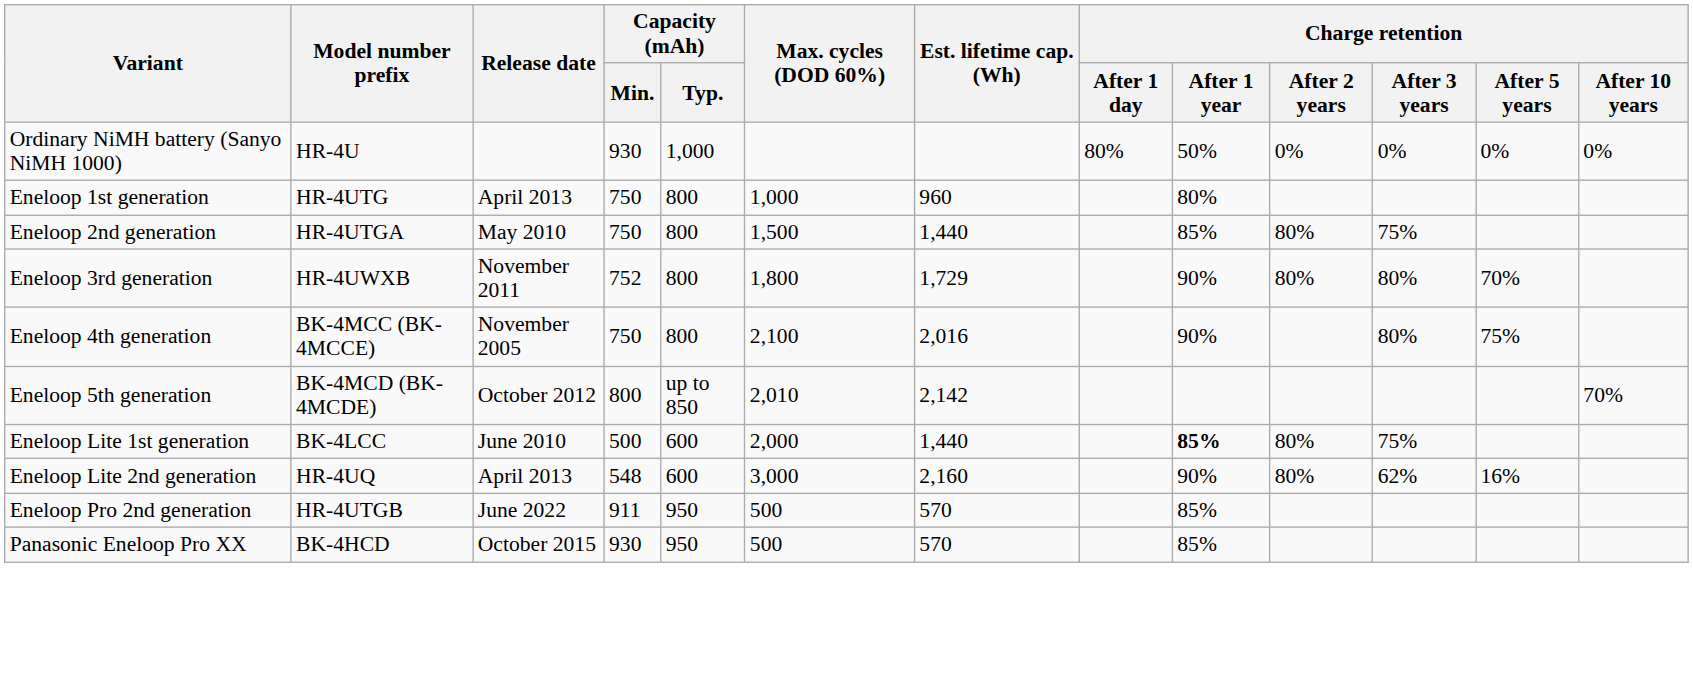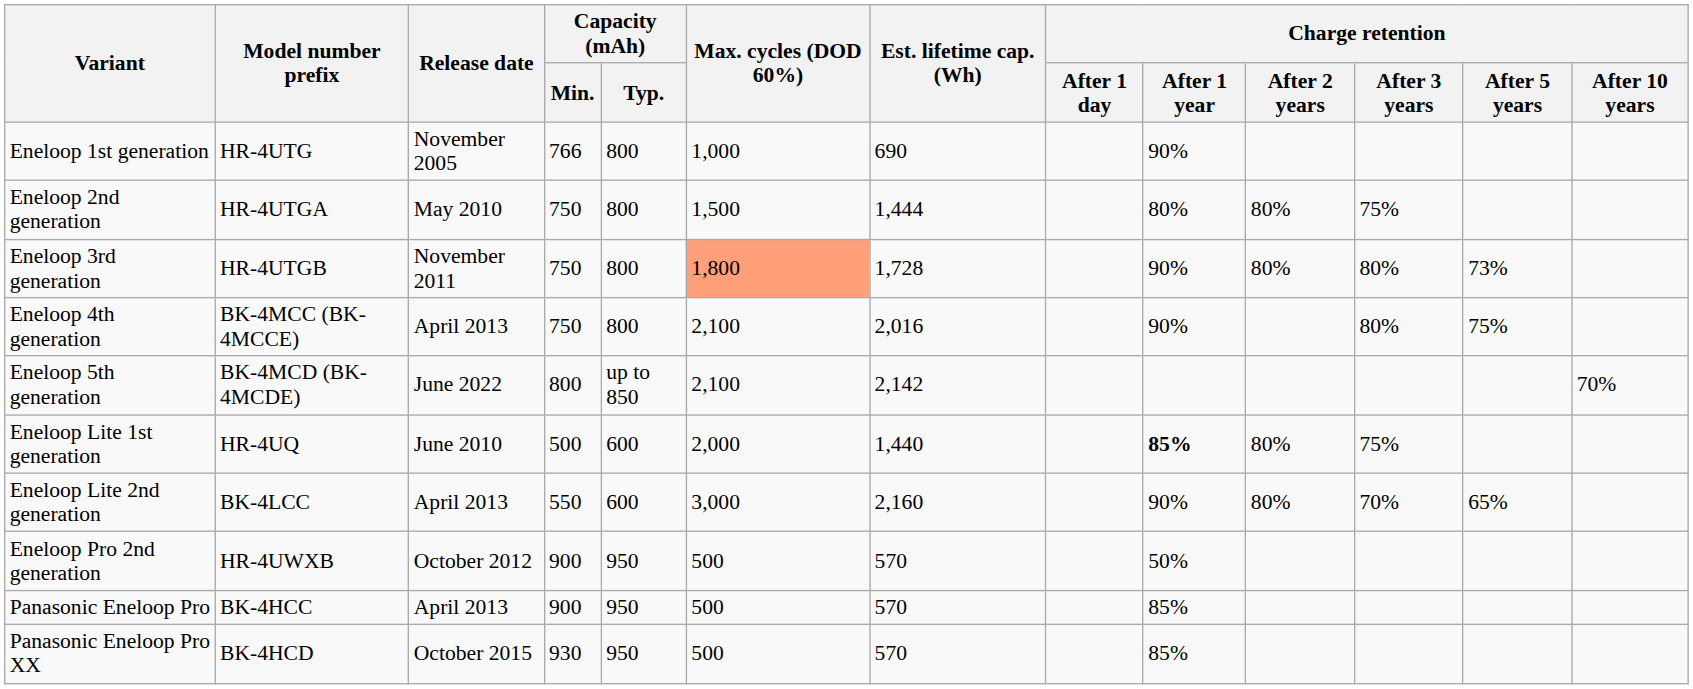- row: (146, 150)
(525, 197) April 2013 -> (459, 150) November 2005
(625, 197) 750 -> (565, 150) 766
(936, 197) 960 -> (891, 150) 690
(1197, 197) 80% -> (1168, 150) 90%
(944, 231) 1,440 -> (899, 209) 1,444
(1197, 231) 85% -> (1168, 209) 80%
(353, 277) HR-4UWXB -> (273, 268) HR-4UTGB
(625, 277) 752 -> (565, 268) 750
(774, 277) no background -> (716, 268) lightsalmon background
(944, 277) 1,729 -> (899, 268) 1,728
(1500, 277) 70% -> (1488, 268) 73%
(523, 336) November 2005 -> (461, 326) April 2013
(537, 395) October 2012 -> (458, 385) June 2022
(774, 395) 2,010 -> (716, 385) 2,100
(341, 441) BK-4LCC -> (260, 443) HR-4UQ
(336, 475) HR-4UQ -> (265, 502) BK-4LCC
(625, 475) 548 -> (565, 502) 550
(1397, 475) 62% -> (1379, 502) 70%
(1500, 475) 16% -> (1488, 502) 65%
(349, 509) HR-4UTGB -> (277, 560) HR-4UWXB
(522, 509) June 2022 -> (473, 560) October 2012
(625, 509) 911 -> (565, 560) 900
(1197, 509) 85% -> (1168, 560) 50%
+ row: (110, 607)
